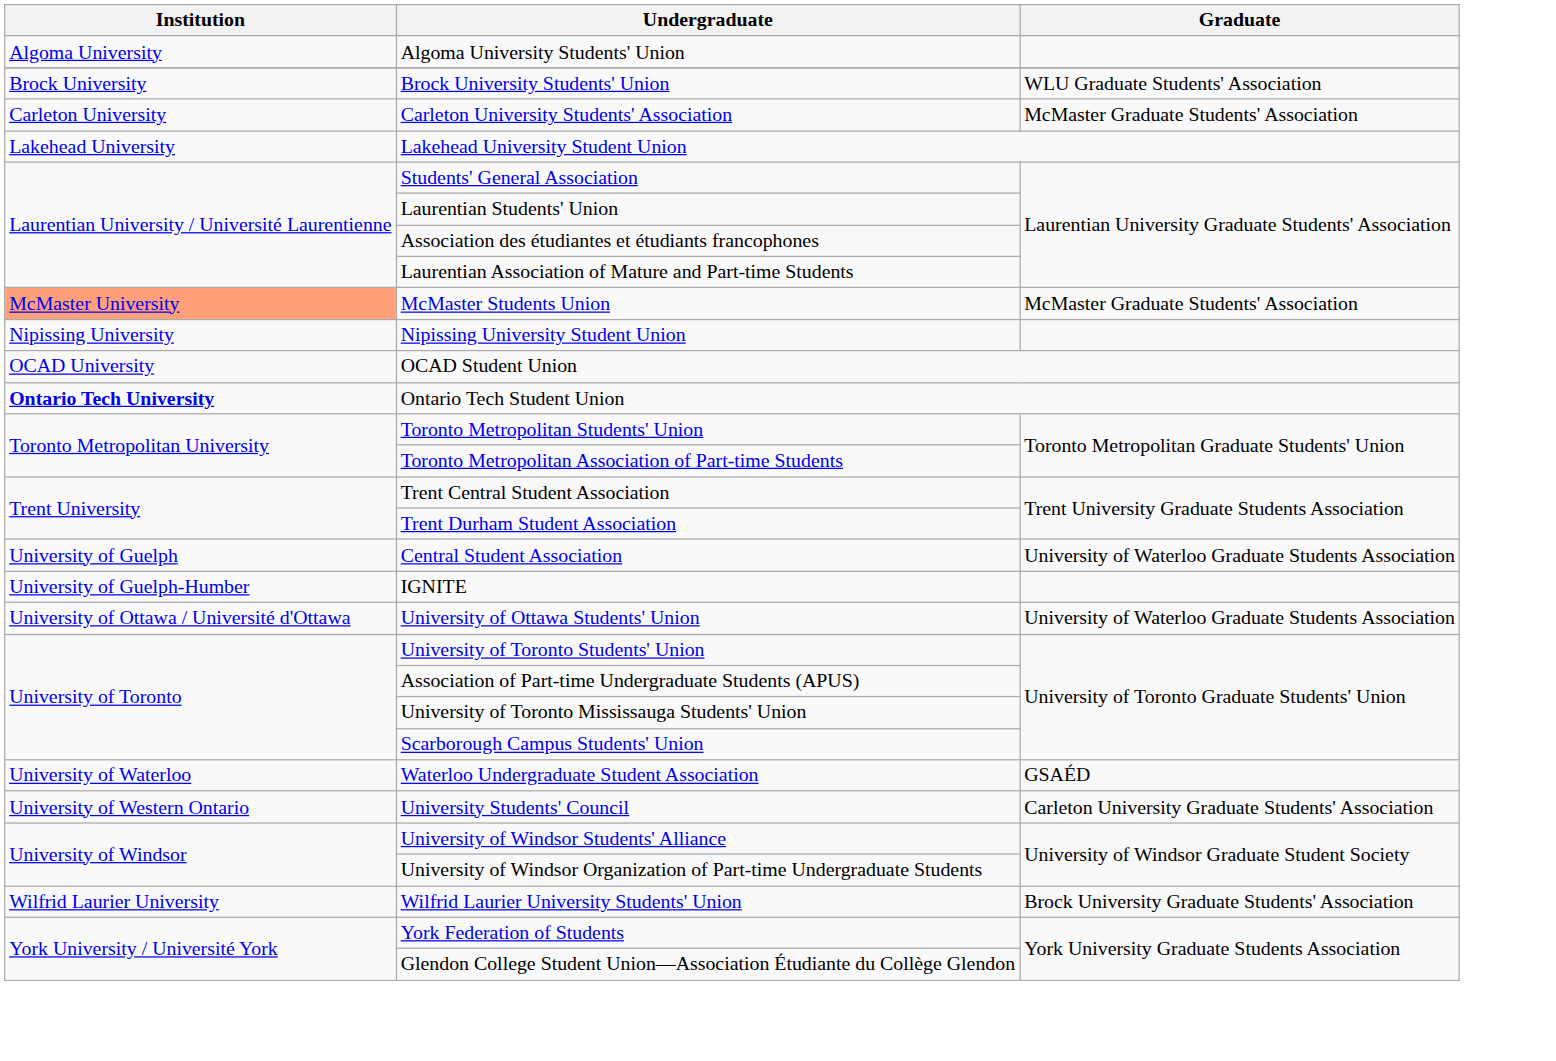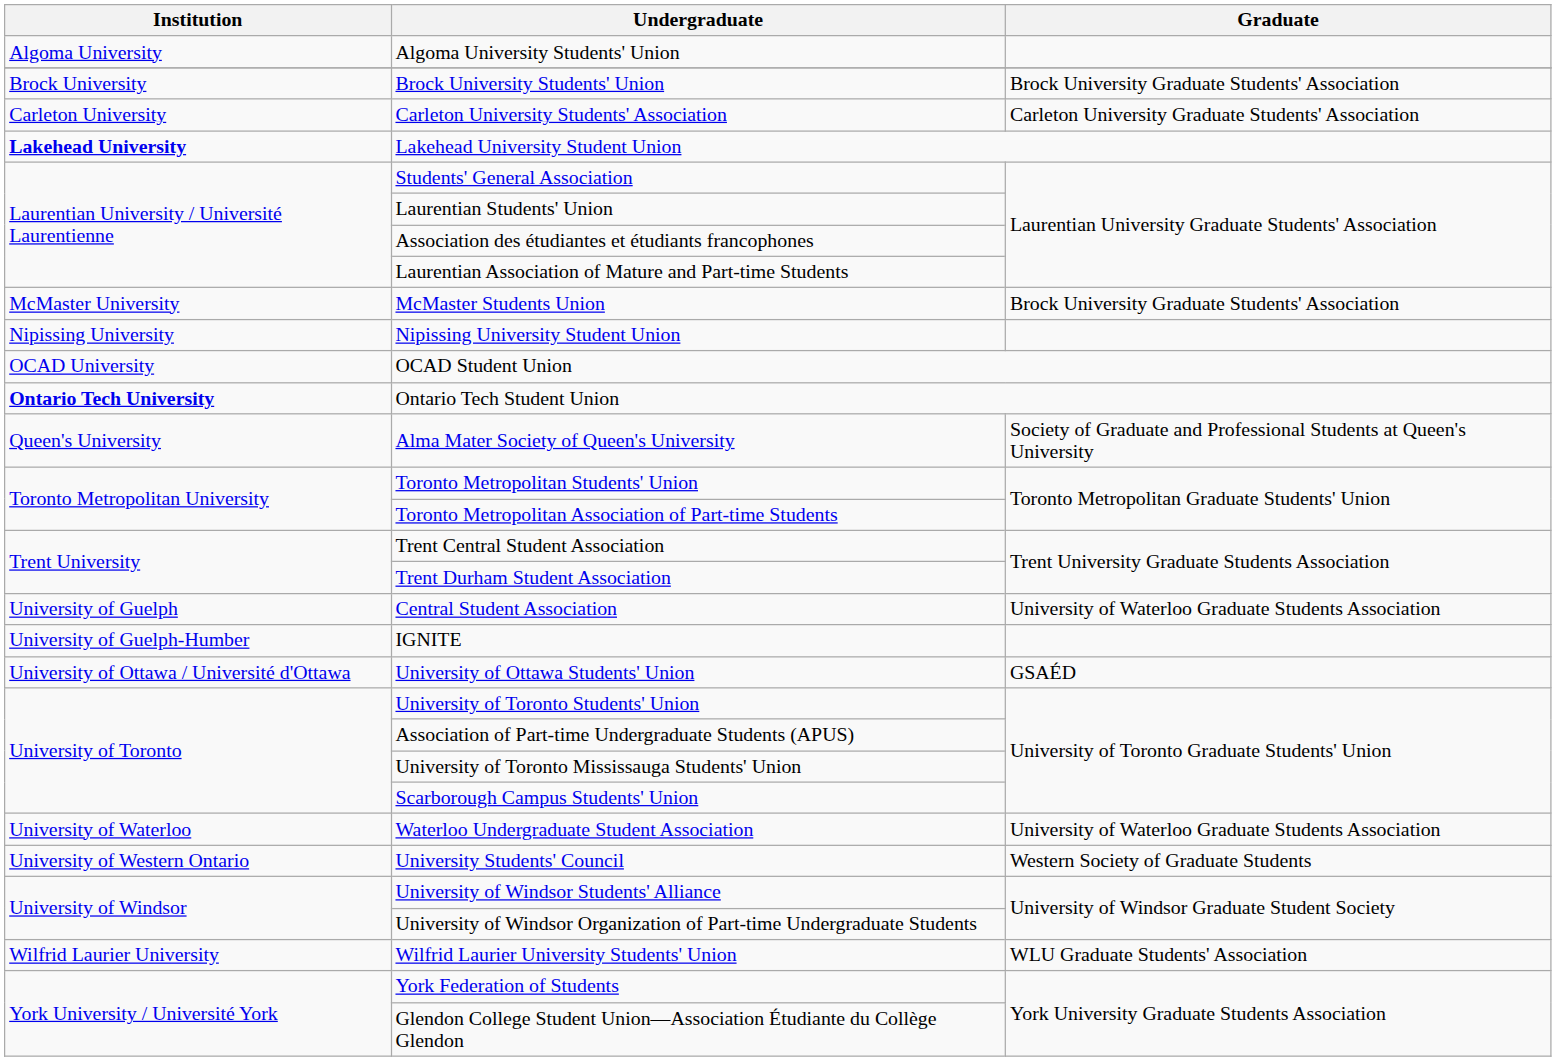(1173, 83) WLU Graduate Students' Association -> (1205, 83) Brock University Graduate Students' Association
(1191, 114) McMaster Graduate Students' Association -> (1214, 114) Carleton University Graduate Students' Association
(92, 146) normal -> (98, 146) bold
(94, 303) lightsalmon background -> (94, 303) no background
(1191, 303) McMaster Graduate Students' Association -> (1205, 303) Brock University Graduate Students' Association
+ row: (565, 440)
(1240, 618) University of Waterloo Graduate Students Association -> (1043, 671) GSAÉD
(1057, 775) GSAÉD -> (1225, 829) University of Waterloo Graduate Students Association
(1229, 806) Carleton University Graduate Students' Association -> (1161, 860) Western Society of Graduate Students
(1219, 901) Brock University Graduate Students' Association -> (1159, 955) WLU Graduate Students' Association
